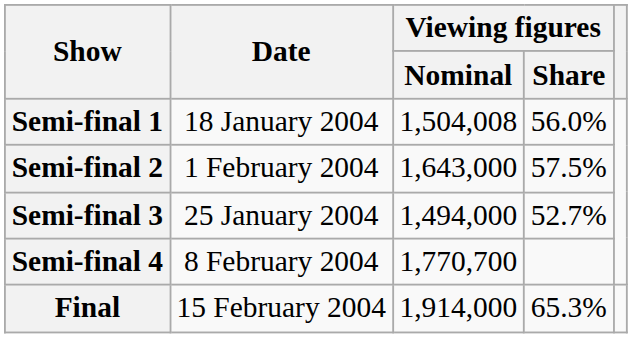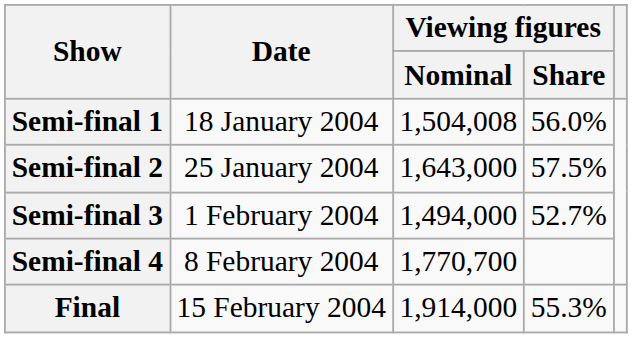(281, 167) 1 February 2004 -> (281, 167) 25 January 2004
(281, 214) 25 January 2004 -> (281, 214) 1 February 2004
(569, 307) 65.3% -> (569, 307) 55.3%
